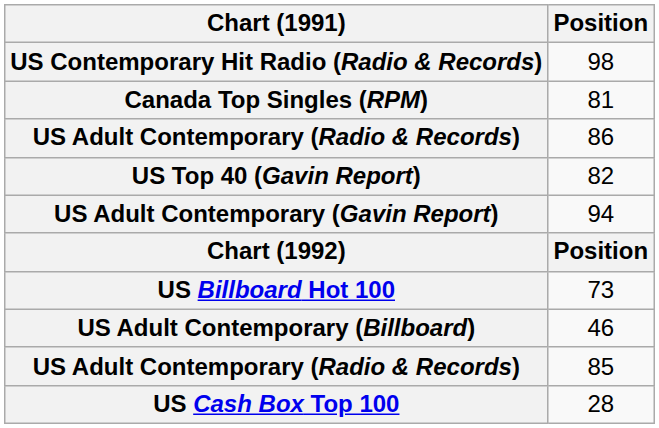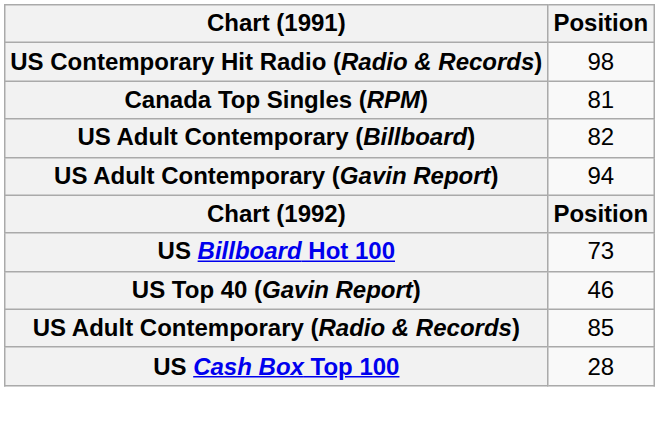- row: (601, 137)
(276, 175) US Top 40 (Gavin Report) -> (276, 137) US Adult Contemporary (Billboard)
(276, 328) US Adult Contemporary (Billboard) -> (276, 289) US Top 40 (Gavin Report)
